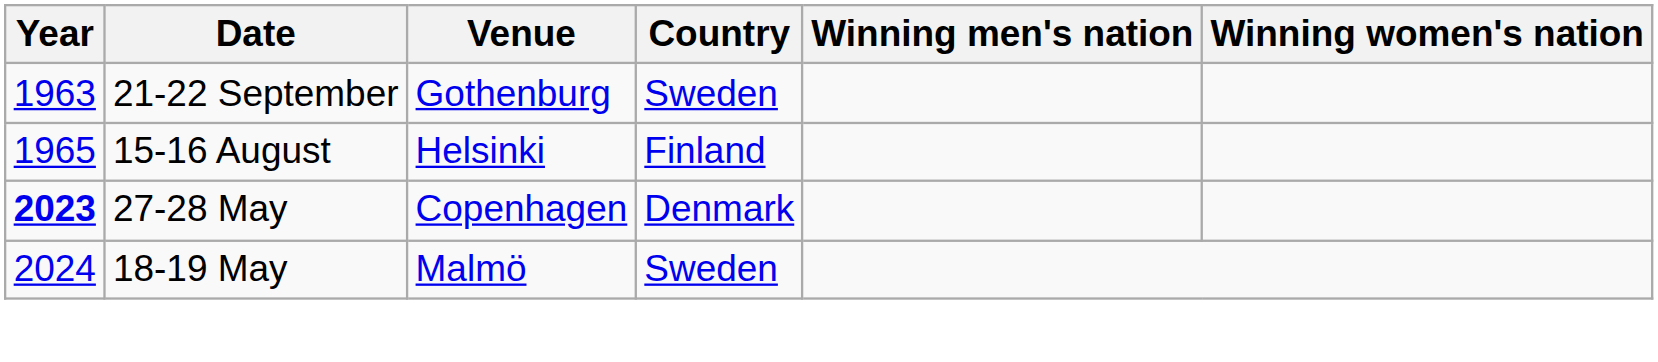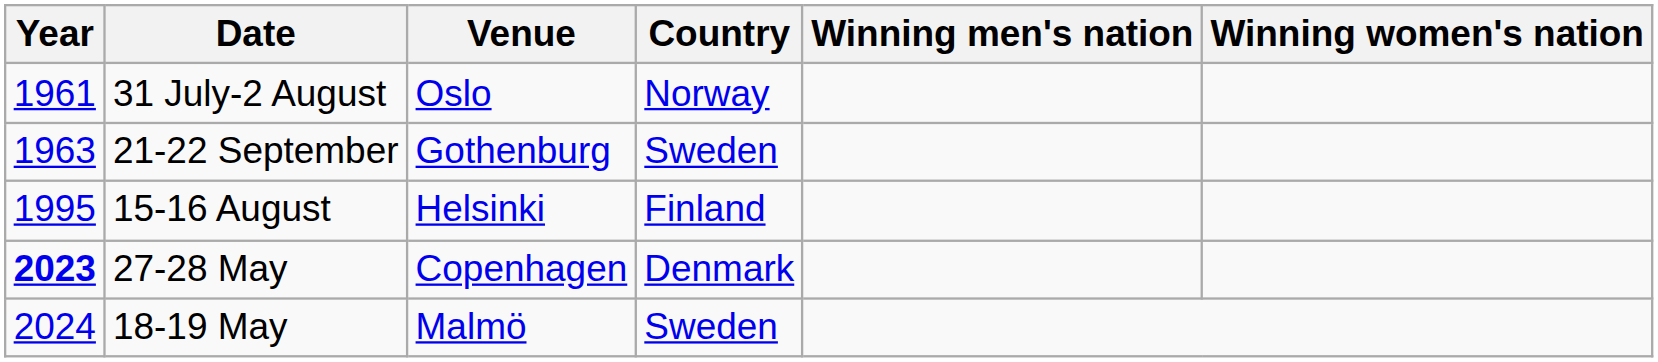+ row: (250, 92)
(55, 151) 1965 -> (55, 209) 1995
